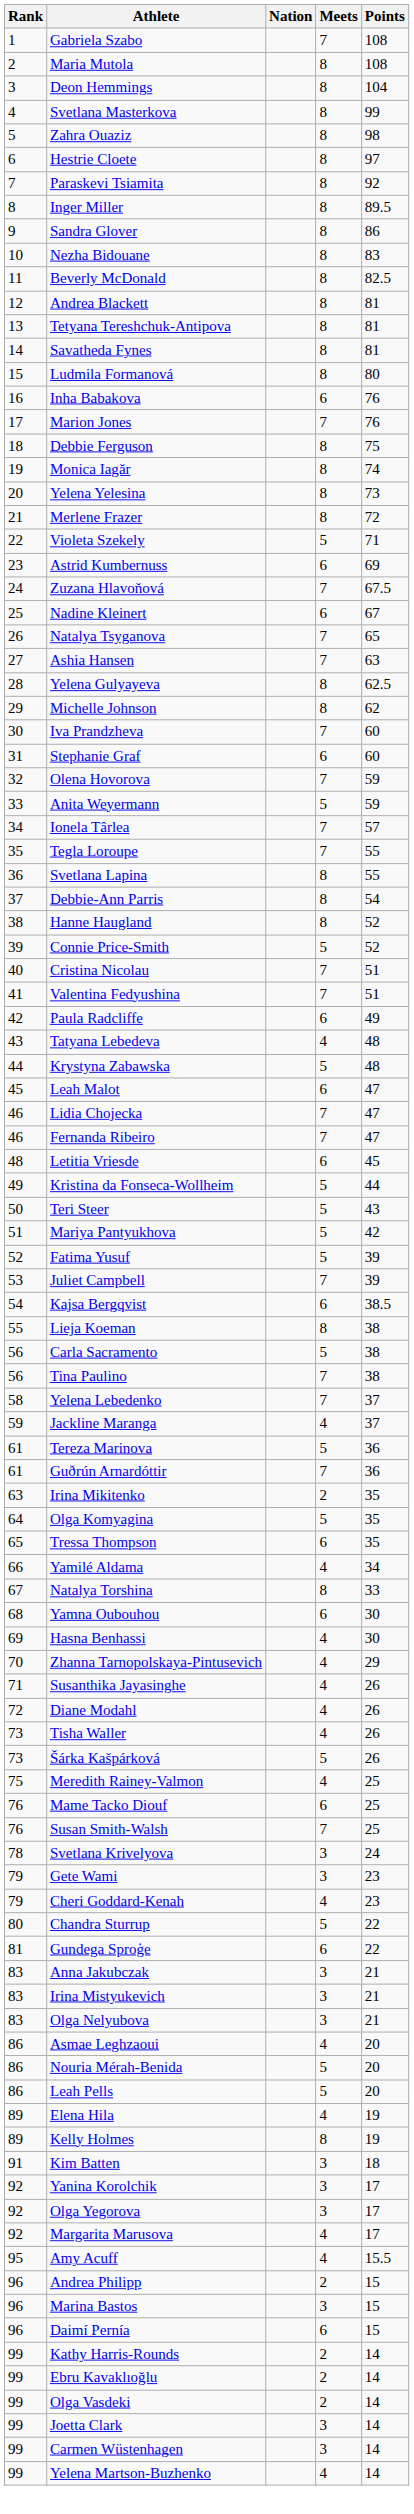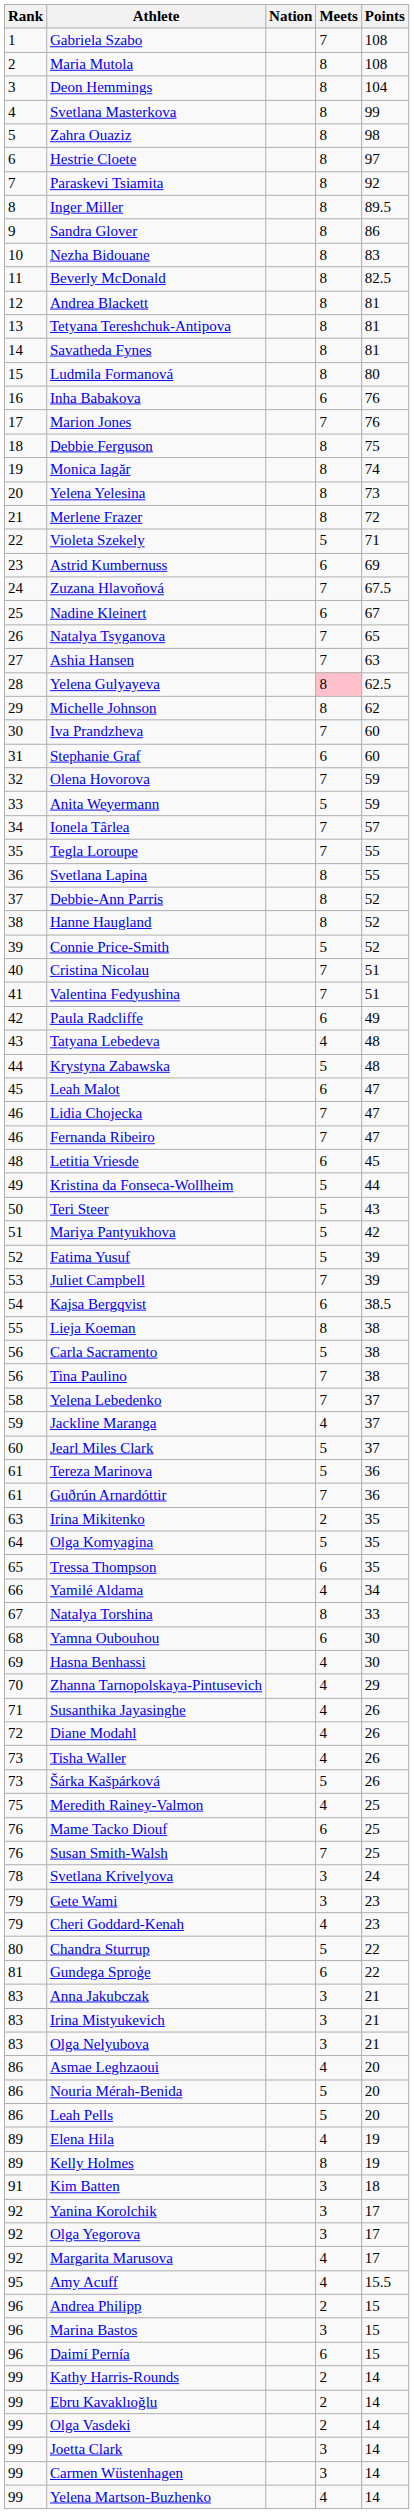(323, 684) no background -> (323, 684) pink background
(372, 898) 54 -> (372, 898) 52
+ row: (102, 1447)
